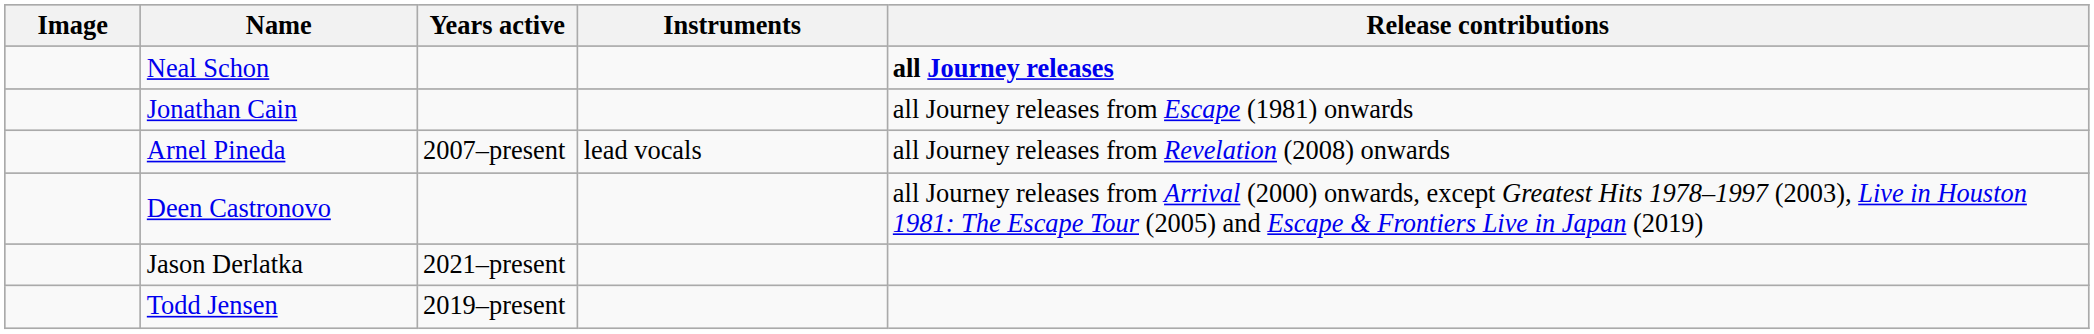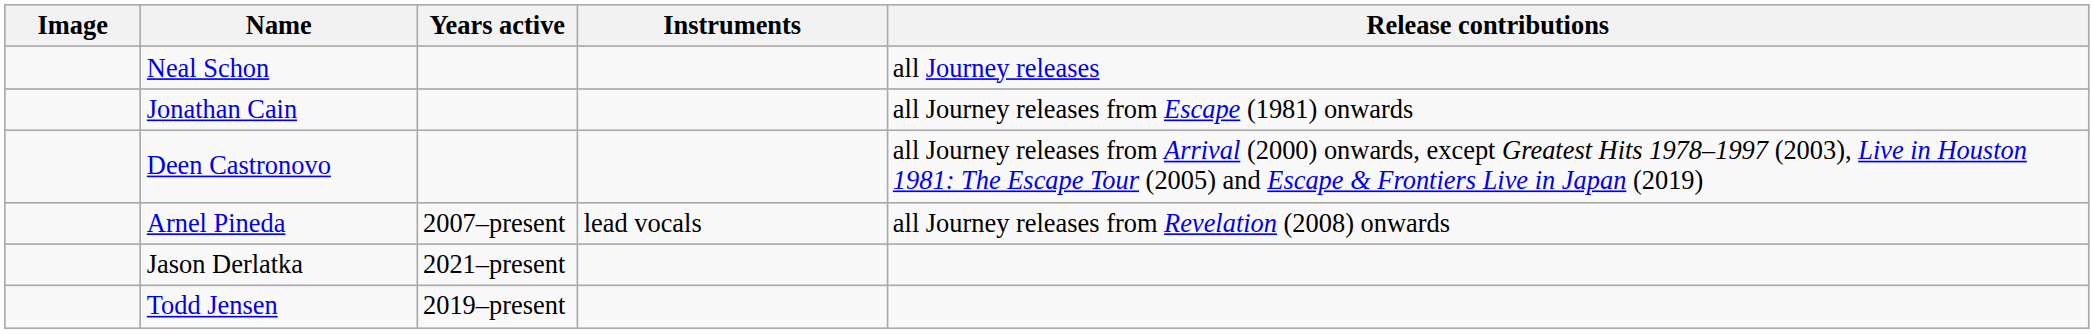(1003, 67) bold -> (996, 67) normal
rows swapped: (239, 207) <-> (216, 151)
